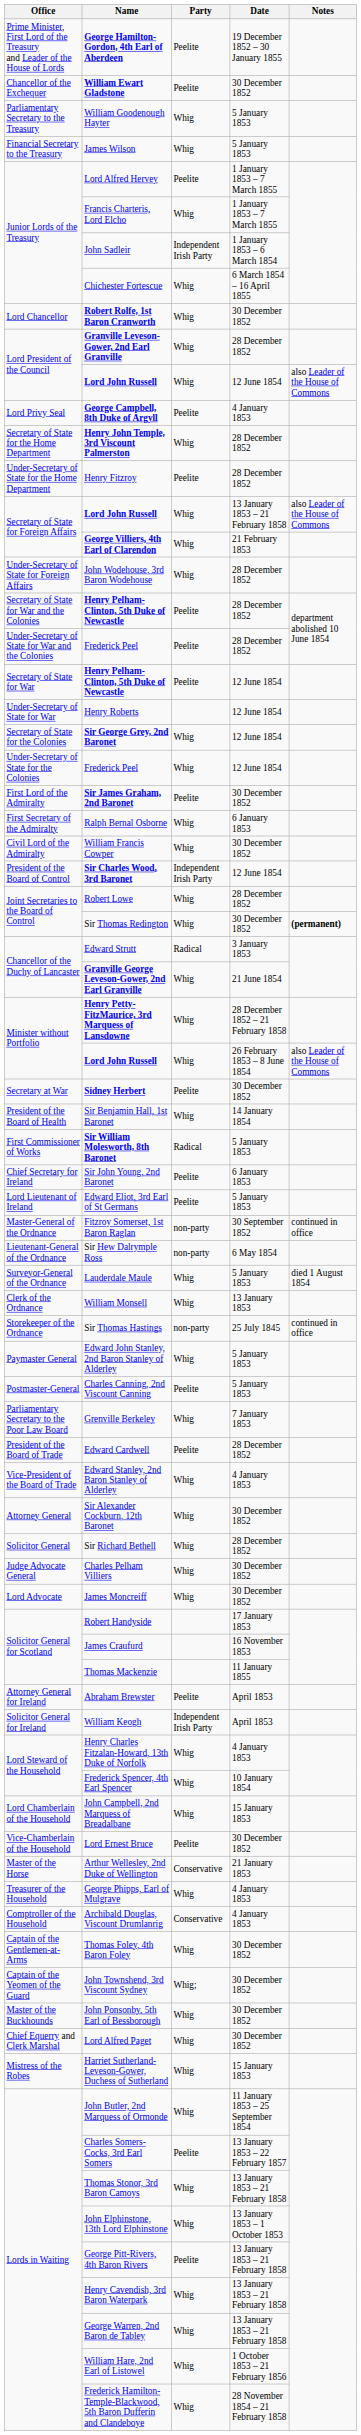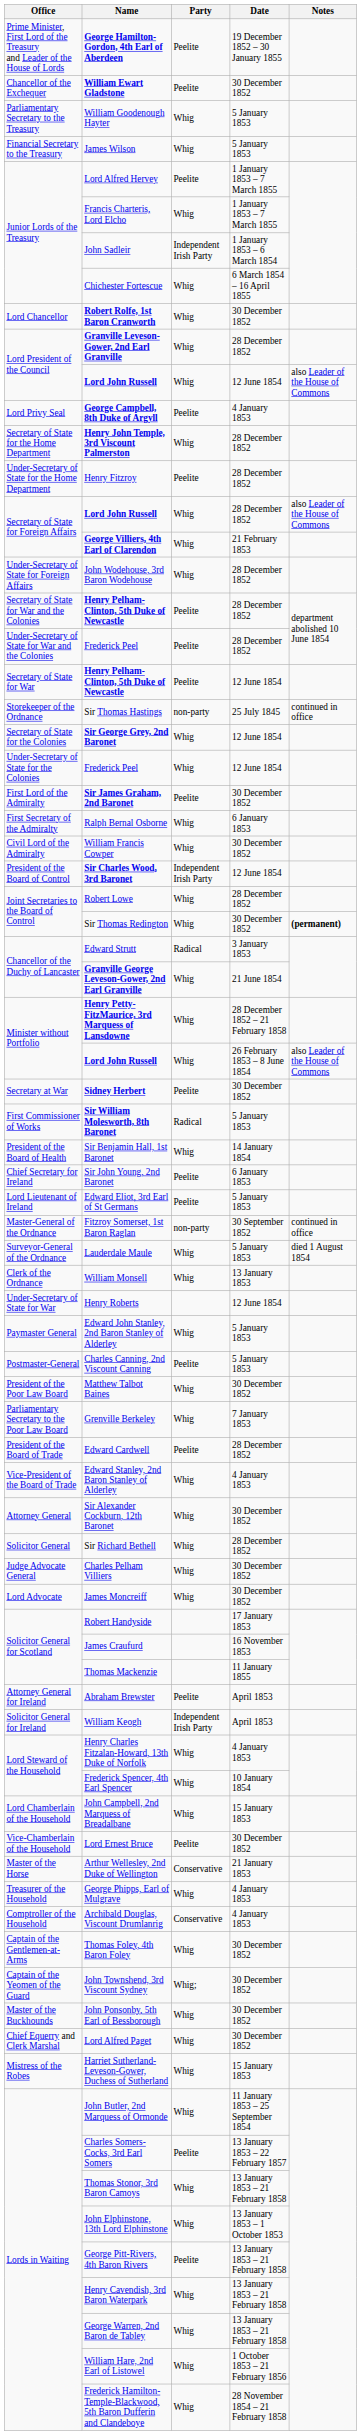(259, 514) 13 January 1853 – 21 February 1858 -> (257, 514) 28 December 1852
rows swapped: (42, 712) <-> (40, 1328)
rows swapped: (43, 1147) <-> (36, 1116)
- row: (42, 1253)
+ row: (37, 1389)
